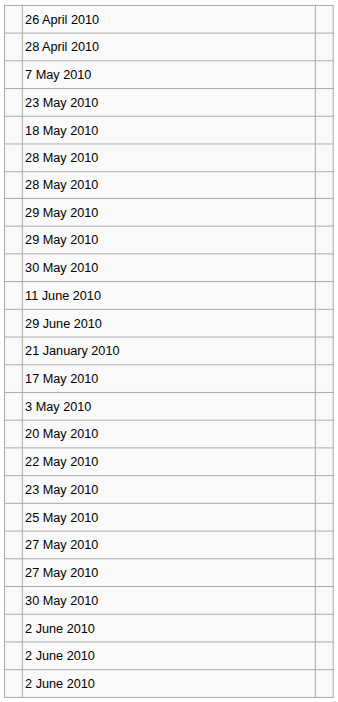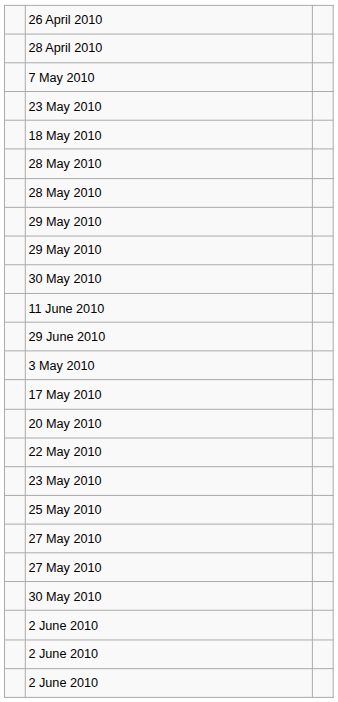- row: (13, 351)
rows swapped: (13, 406) <-> (13, 379)
